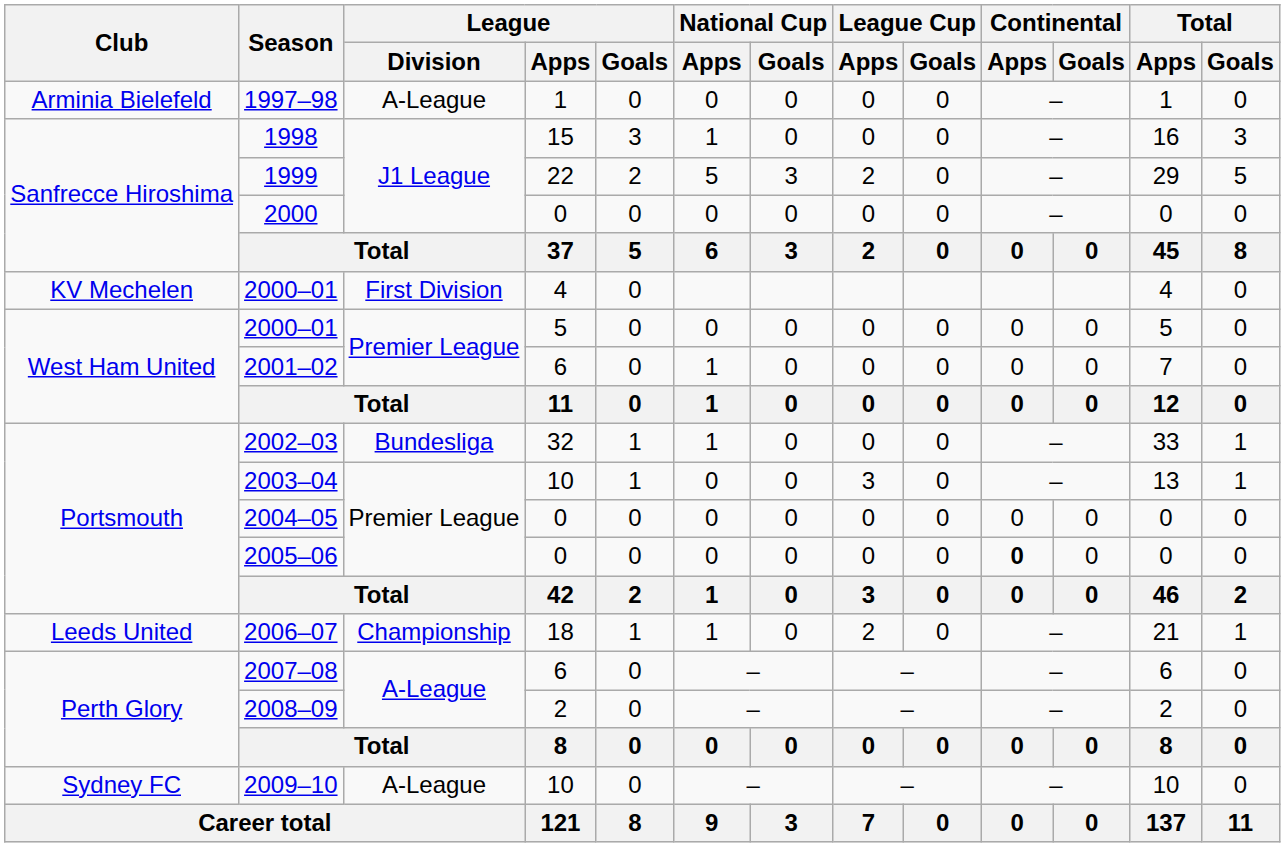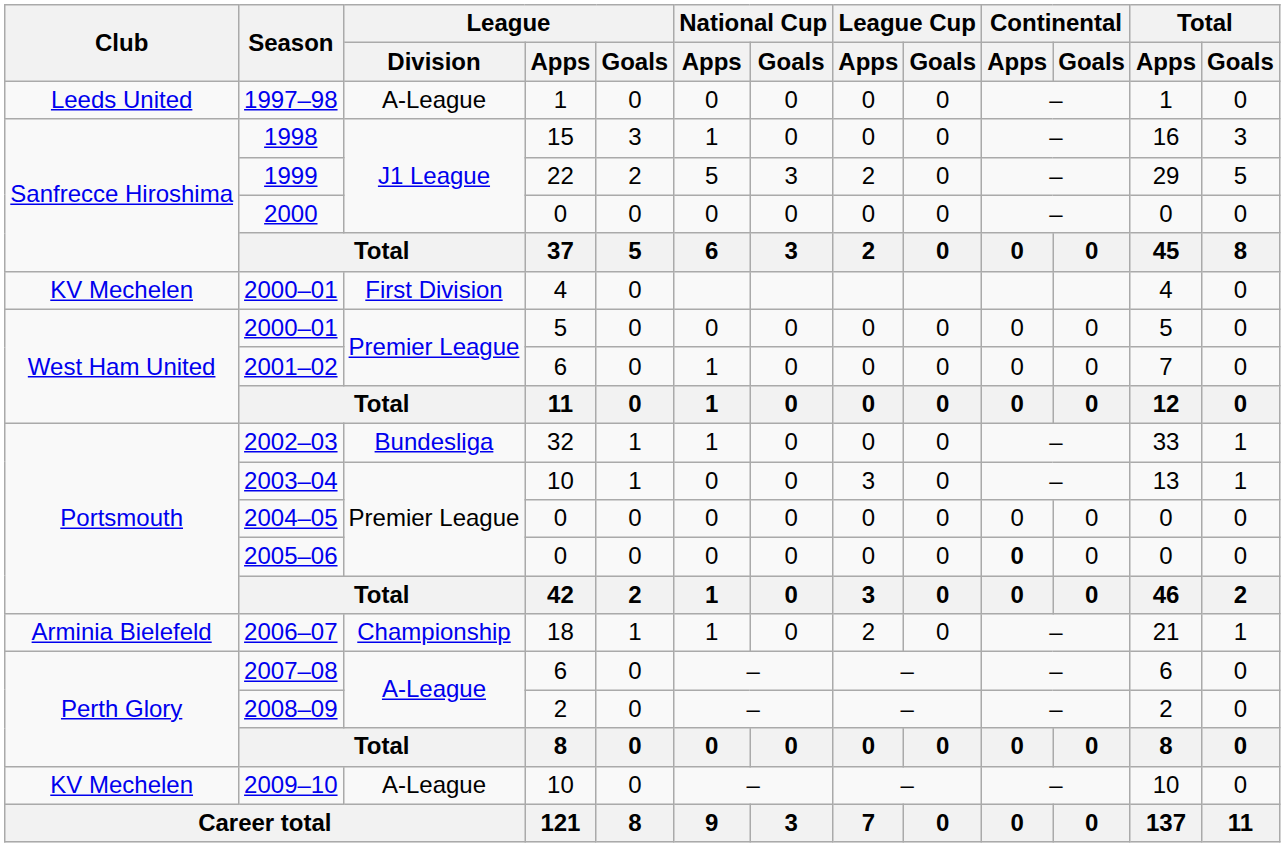(122, 99) Arminia Bielefeld -> (122, 99) Leeds United
(122, 632) Leeds United -> (122, 632) Arminia Bielefeld
(122, 784) Sydney FC -> (122, 784) KV Mechelen
